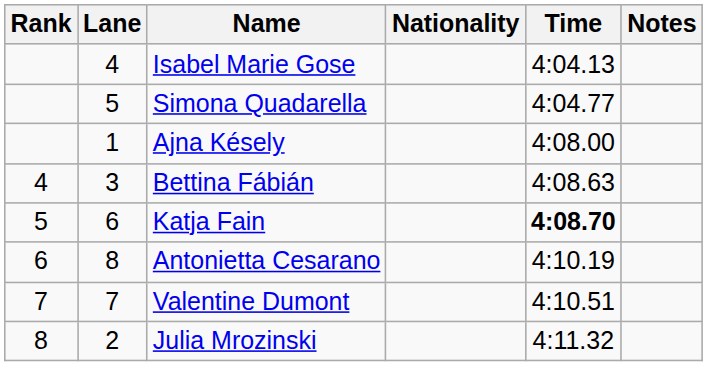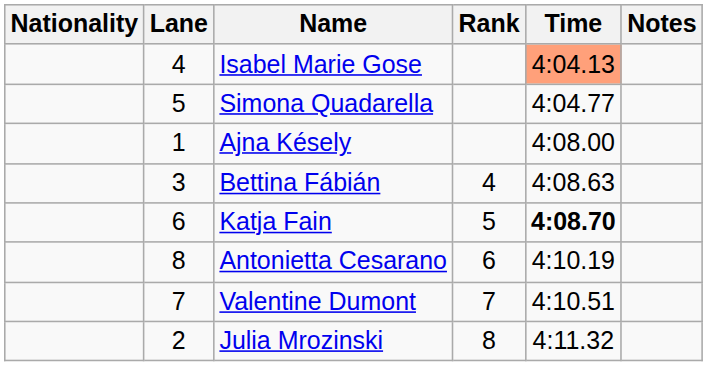columns swapped: (41, 24) <-> (456, 24)
(573, 63) no background -> (573, 63) lightsalmon background
